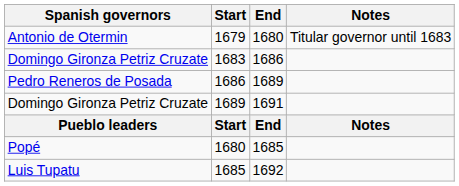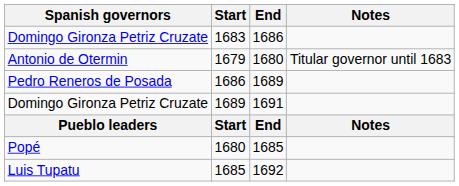rows swapped: (230, 37) <-> (230, 59)
